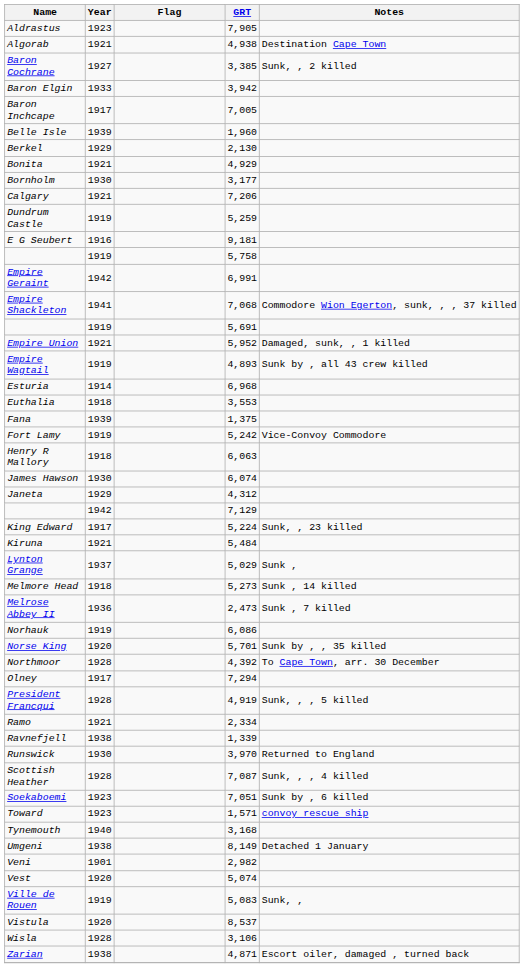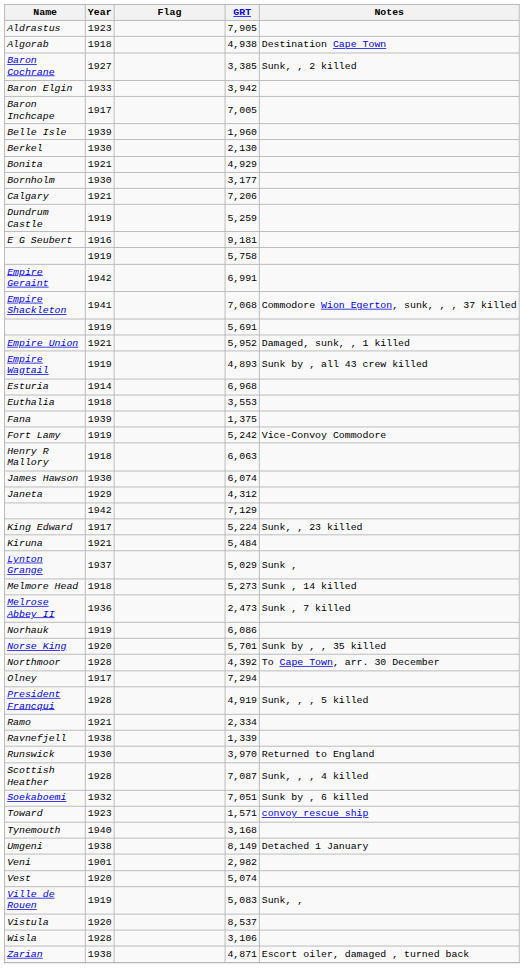(100, 45) 1921 -> (100, 45) 1918
(100, 148) 1929 -> (100, 148) 1930
(100, 798) 1923 -> (100, 798) 1932
